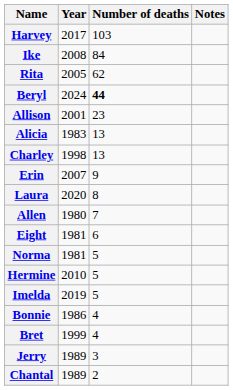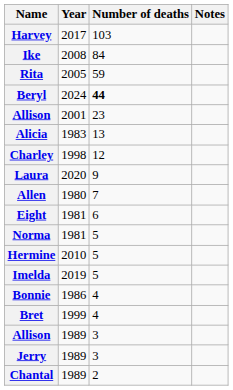(99, 74) 62 -> (99, 74) 59
(99, 154) 13 -> (99, 154) 12
- row: (31, 174)
(95, 194) 8 -> (95, 174) 9
+ row: (31, 335)
